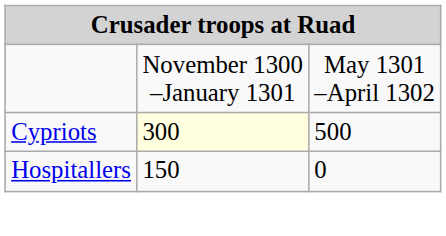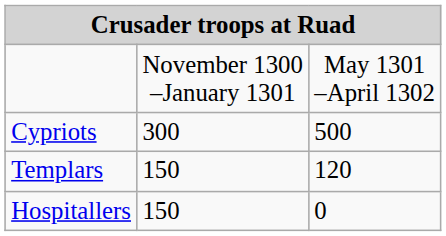(161, 131) lightyellow background -> (161, 131) no background
+ row: (57, 170)
